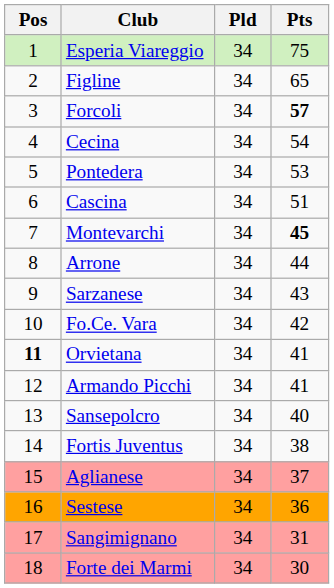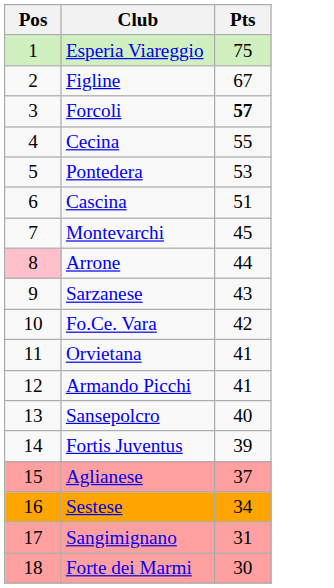- column: (243, 19)
(300, 80) 65 -> (243, 80) 67
(300, 141) 54 -> (243, 141) 55
(300, 232) bold -> (243, 232) normal
(33, 263) no background -> (33, 263) pink background
(33, 354) bold -> (33, 354) normal
(300, 446) 38 -> (243, 446) 39
(300, 506) 36 -> (243, 506) 34
